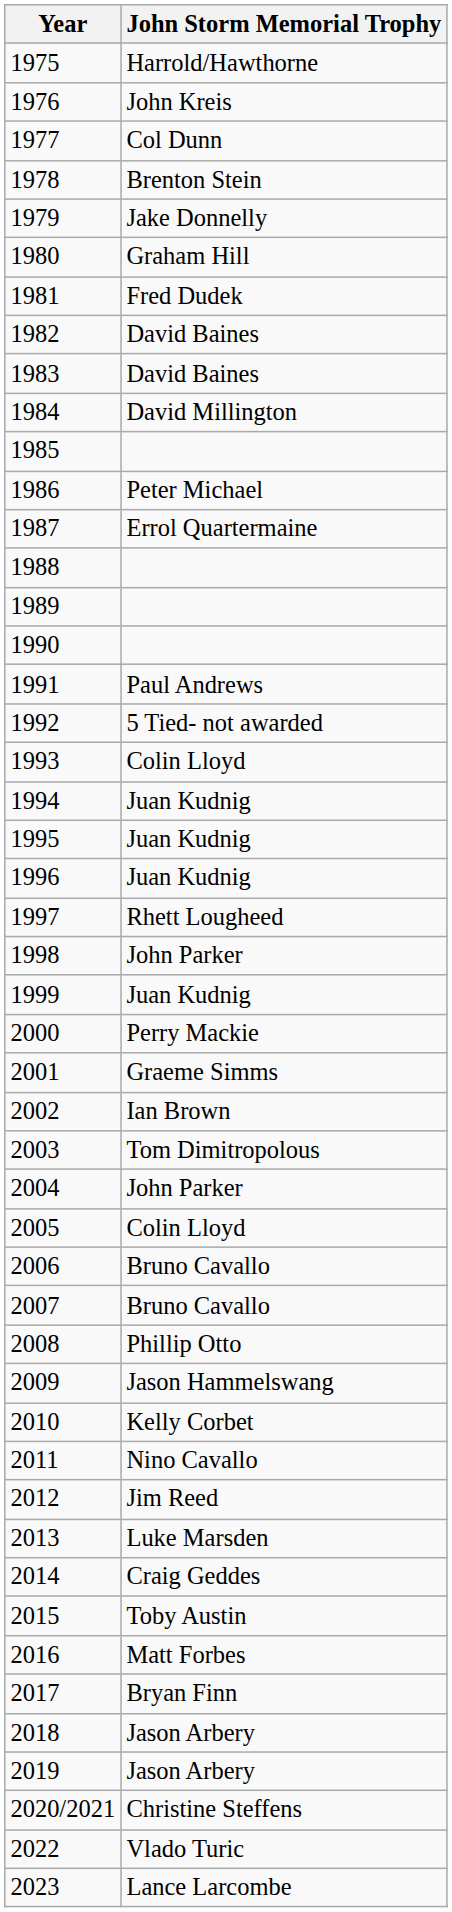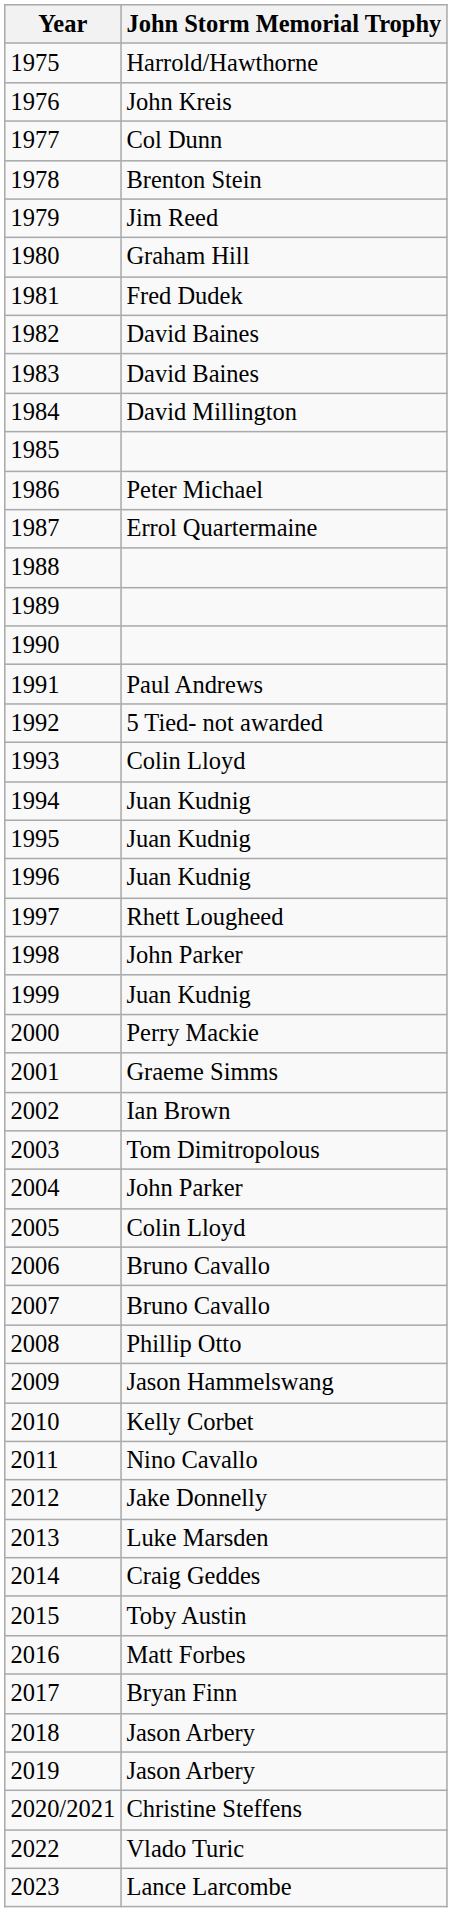(197, 218) Jake Donnelly -> (172, 218) Jim Reed
(172, 1499) Jim Reed -> (197, 1499) Jake Donnelly
